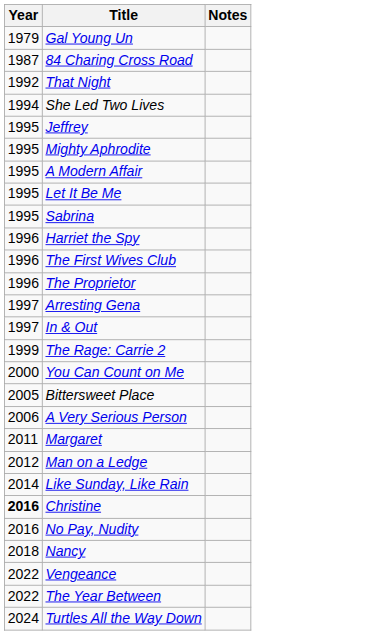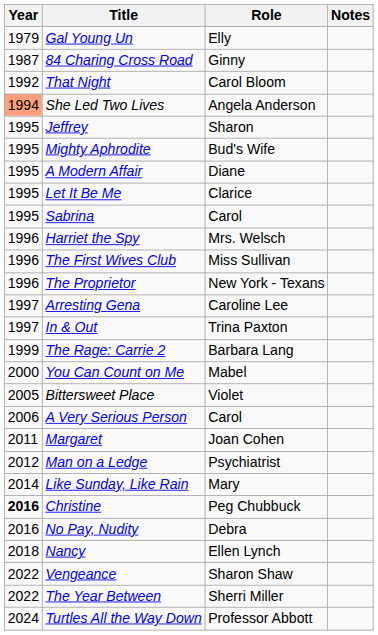+ column: (266, 15)
(23, 104) no background -> (23, 104) lightsalmon background
